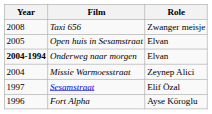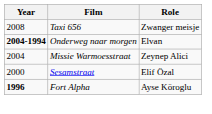- row: (96, 42)
(16, 87) 1997 -> (16, 72) 2000
(16, 102) normal -> (16, 87) bold
